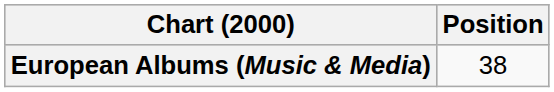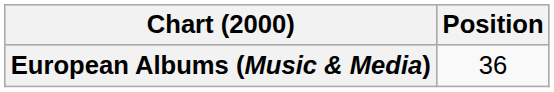(493, 65) 38 -> (493, 65) 36
